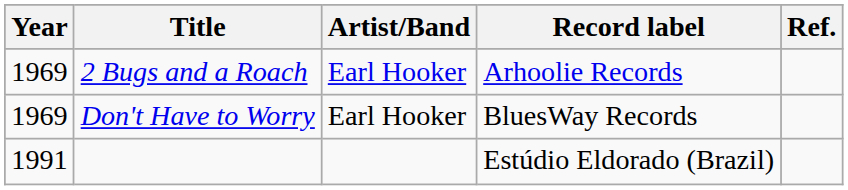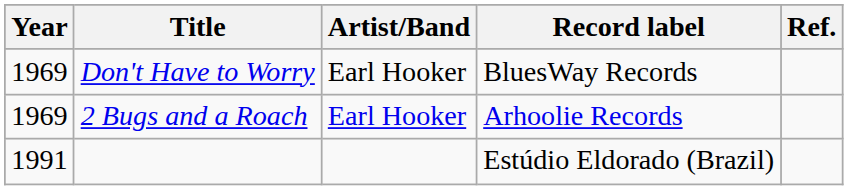rows swapped: (194, 71) <-> (198, 116)
